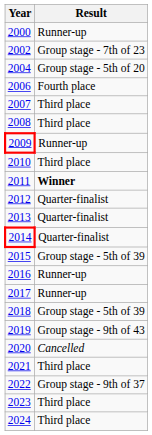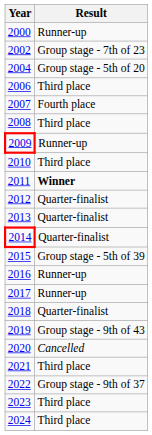(66, 86) Fourth place -> (64, 86) Third place
(64, 104) Third place -> (66, 104) Fourth place
(91, 311) Group stage - 5th of 39 -> (73, 311) Quarter-finalist
